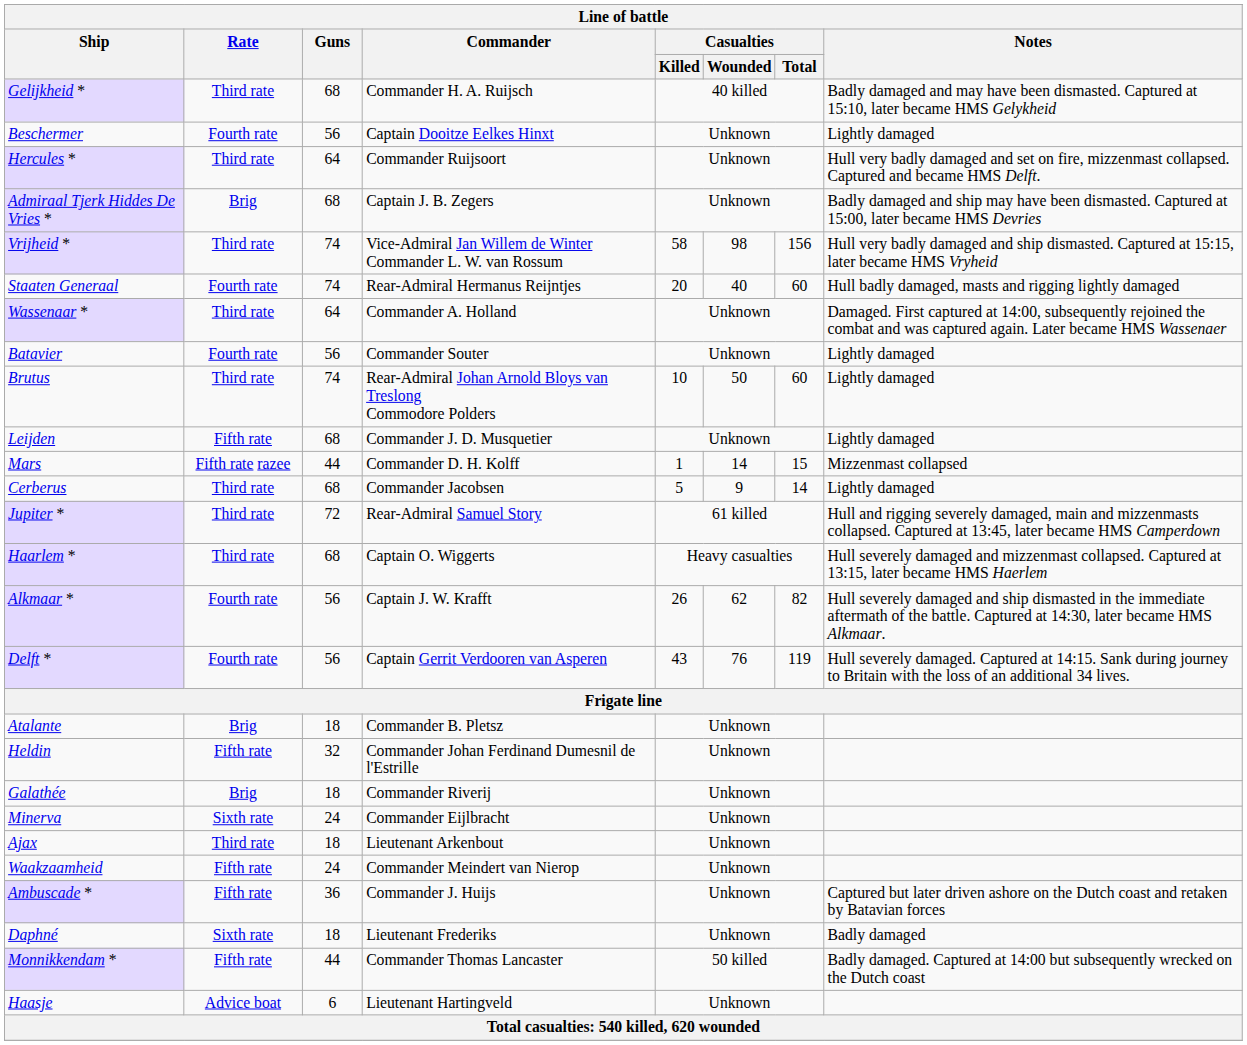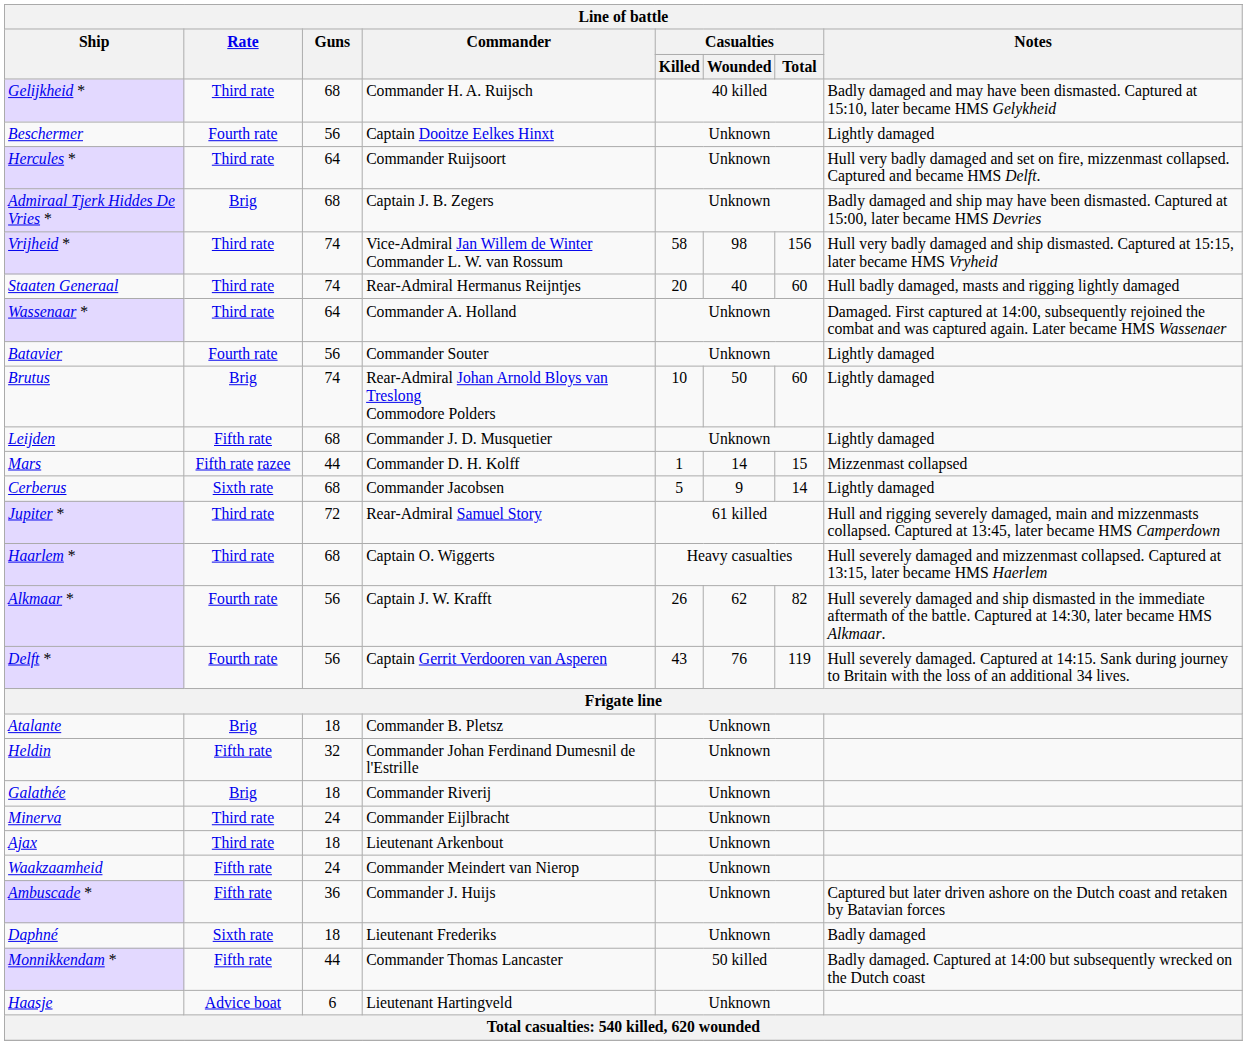(243, 286) Fourth rate -> (243, 286) Third rate
(243, 378) Third rate -> (243, 378) Brig
(243, 488) Third rate -> (243, 488) Sixth rate
(243, 818) Sixth rate -> (243, 818) Third rate
